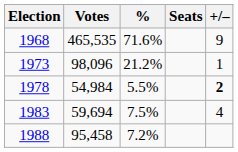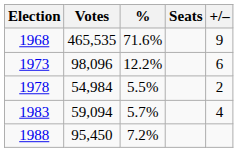(143, 64) 21.2% -> (143, 64) 12.2%
(220, 64) 1 -> (220, 64) 6
(220, 87) bold -> (220, 87) normal
(92, 111) 59,694 -> (92, 111) 59,094
(143, 111) 7.5% -> (143, 111) 5.7%
(92, 135) 95,458 -> (92, 135) 95,450
